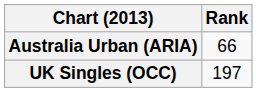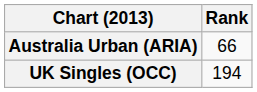(227, 73) 197 -> (227, 73) 194
